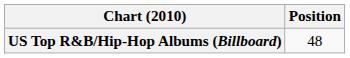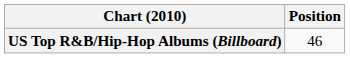(315, 40) 48 -> (315, 40) 46
